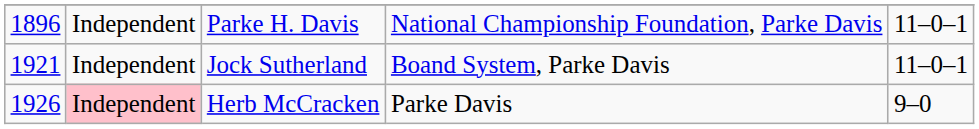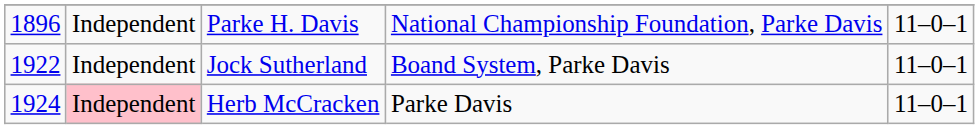(35, 63) 1921 -> (35, 63) 1922
(35, 103) 1926 -> (35, 103) 1924
(913, 103) 9–0 -> (931, 103) 11–0–1
